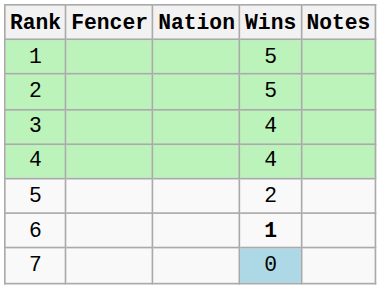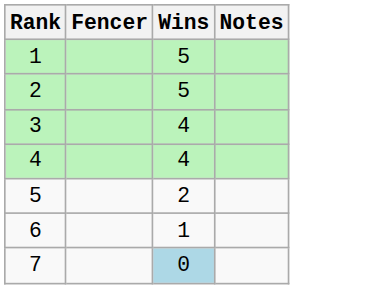- column: (197, 22)
(271, 231) bold -> (184, 231) normal
